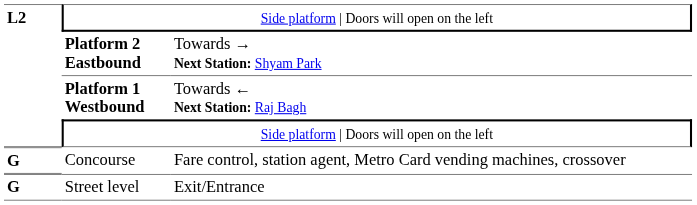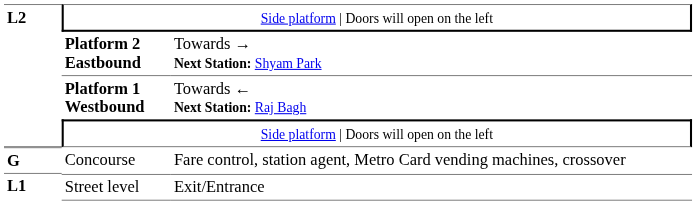(14, 187) G -> (17, 186) L1
